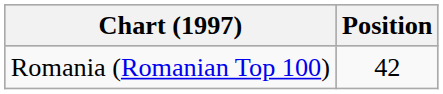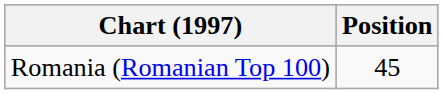(387, 66) 42 -> (387, 66) 45
